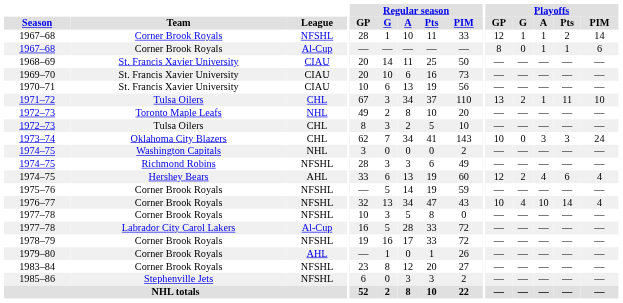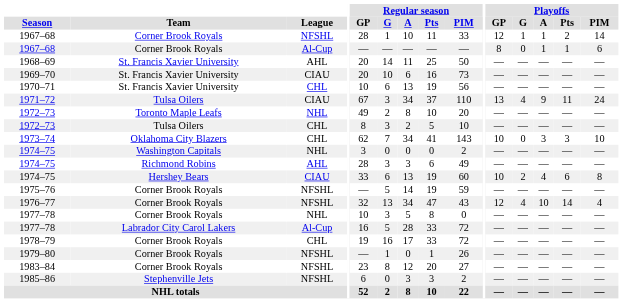(317, 61) CIAU -> (317, 61) AHL
(317, 87) CIAU -> (317, 87) CHL
(317, 100) CHL -> (317, 100) CIAU
(523, 100) 2 -> (523, 100) 4
(544, 100) 1 -> (544, 100) 9
(599, 100) 10 -> (599, 100) 24
(599, 138) 24 -> (599, 138) 10
(317, 164) NFSHL -> (317, 164) AHL
(317, 176) AHL -> (317, 176) CIAU
(499, 176) 12 -> (499, 176) 10
(599, 176) 4 -> (599, 176) 8
(499, 202) 10 -> (499, 202) 12
(317, 215) NFSHL -> (317, 215) NHL
(317, 240) NFSHL -> (317, 240) CHL
(317, 253) AHL -> (317, 253) NFSHL
